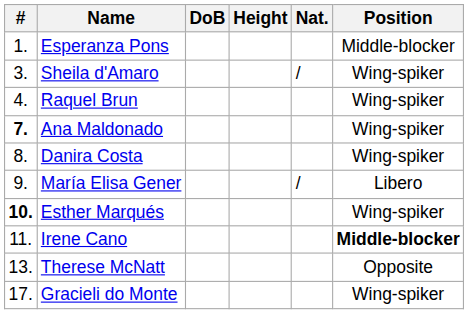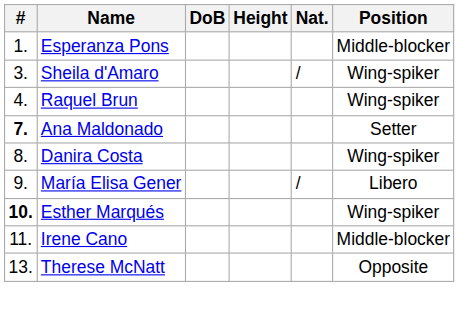(398, 128) Wing-spiker -> (393, 128) Setter
(398, 239) bold -> (393, 239) normal
- row: (109, 294)
